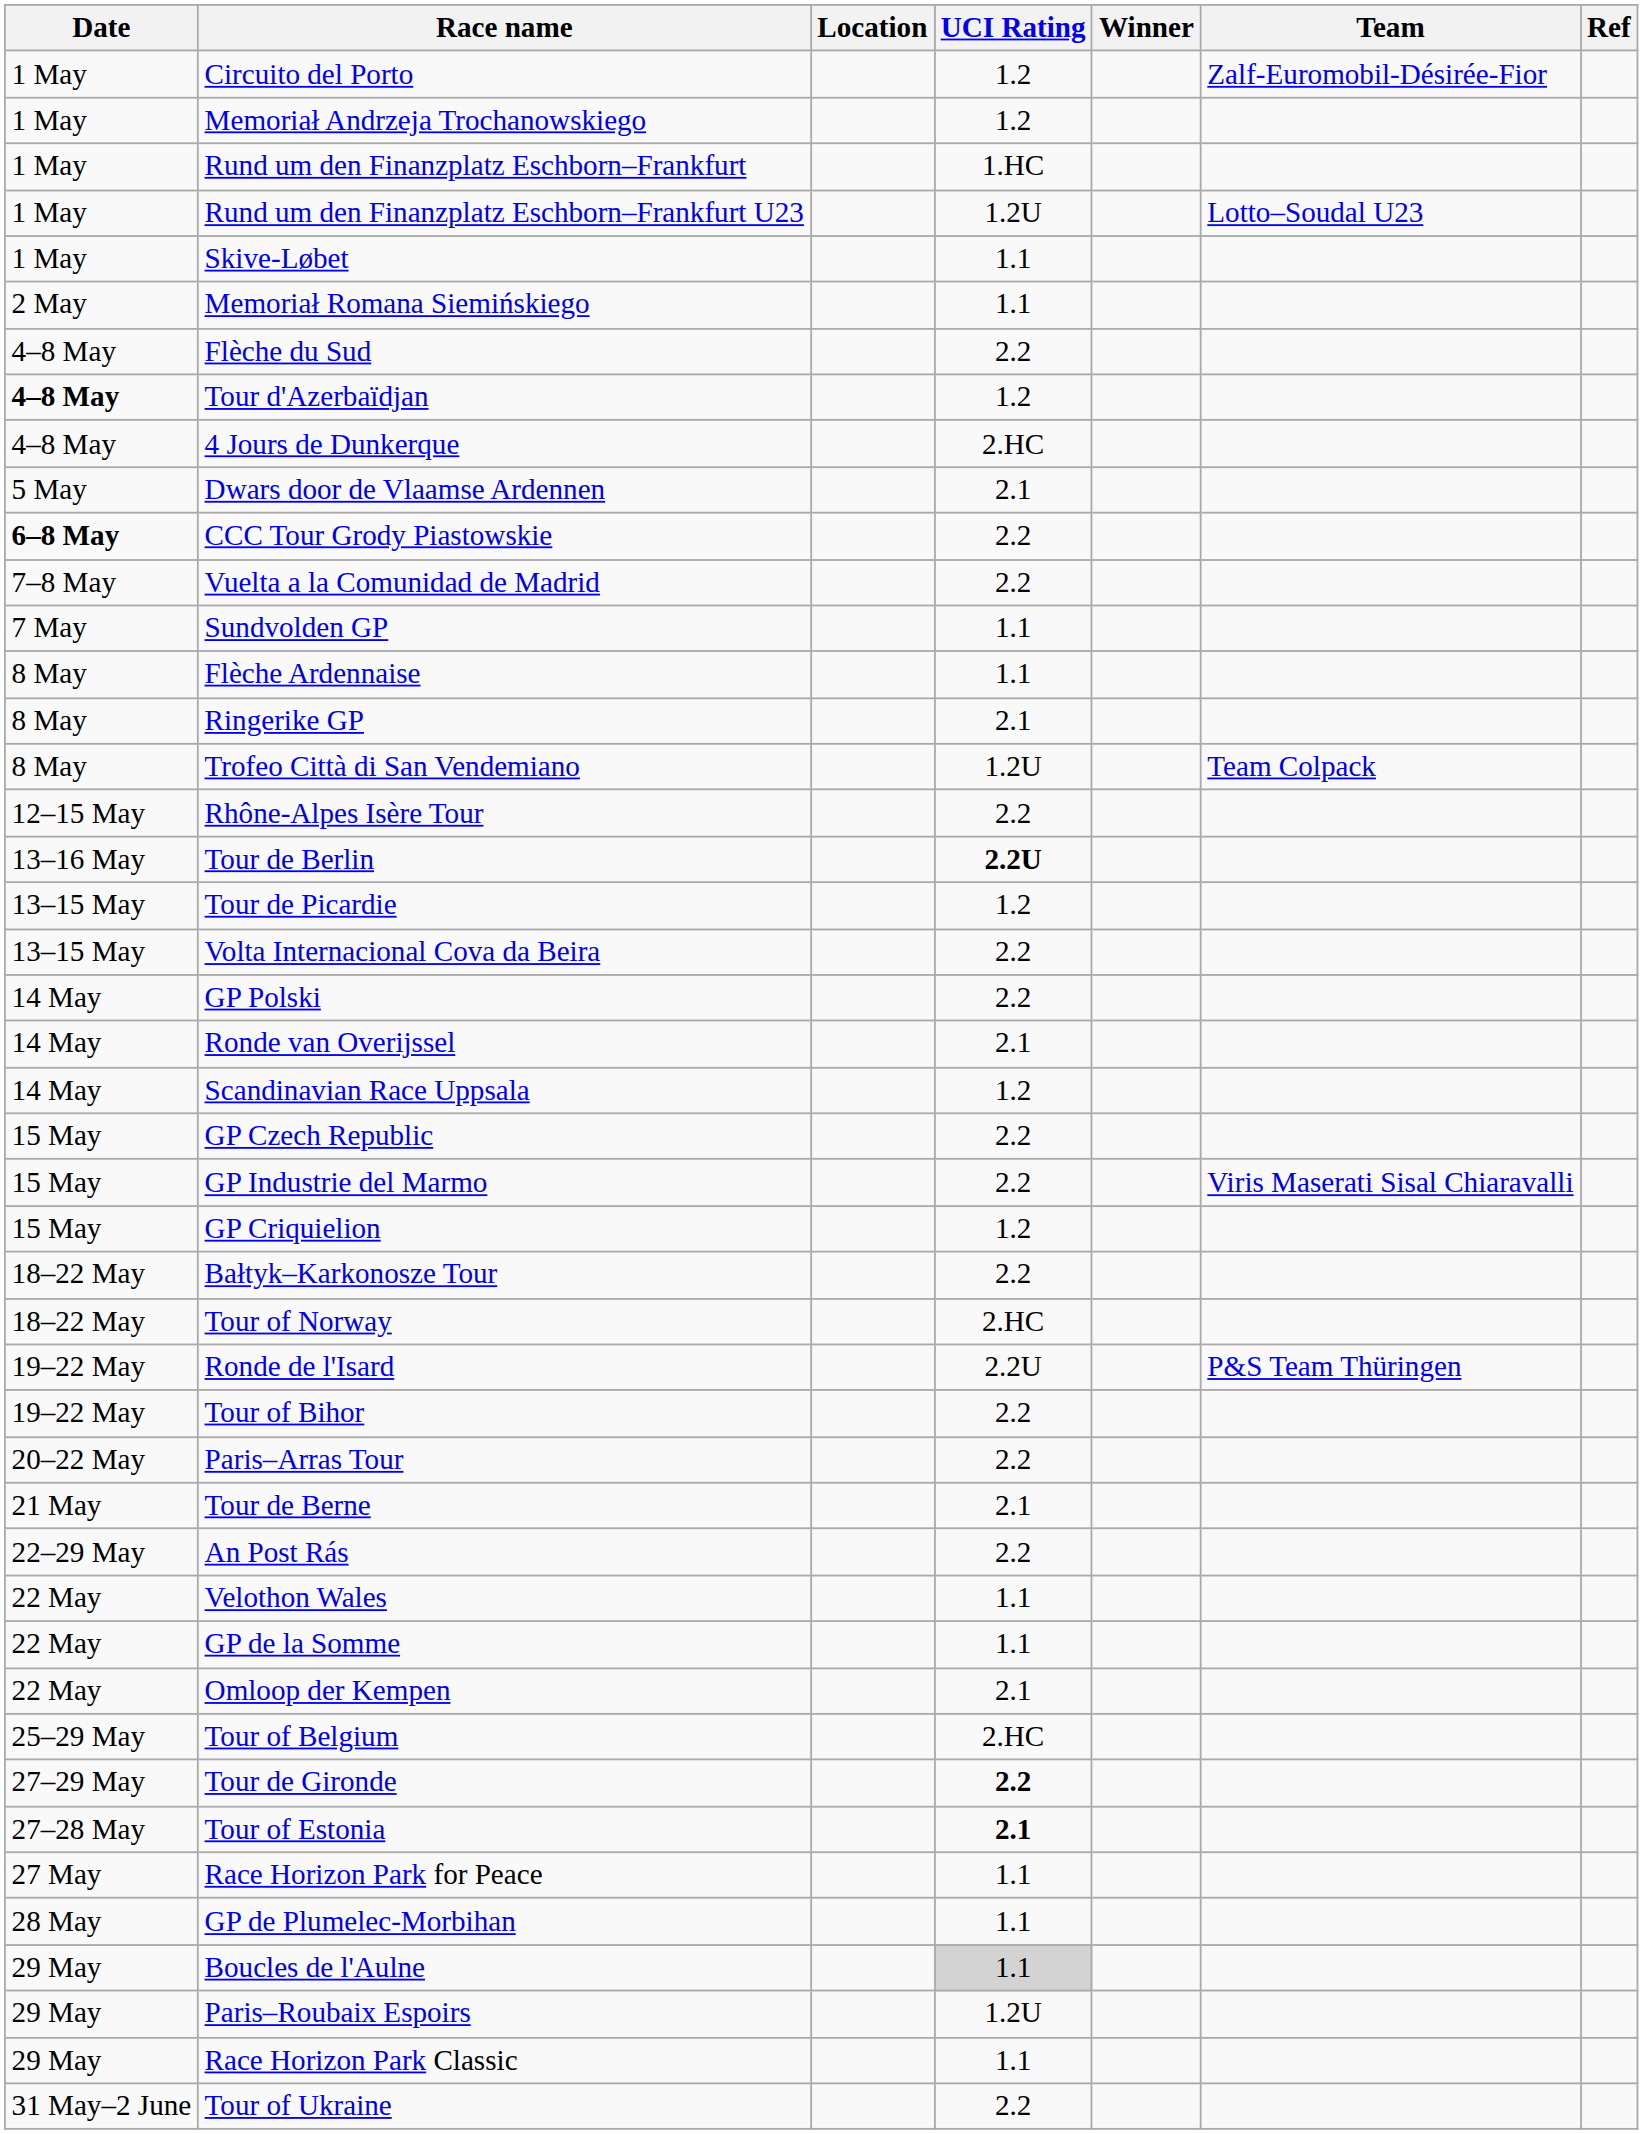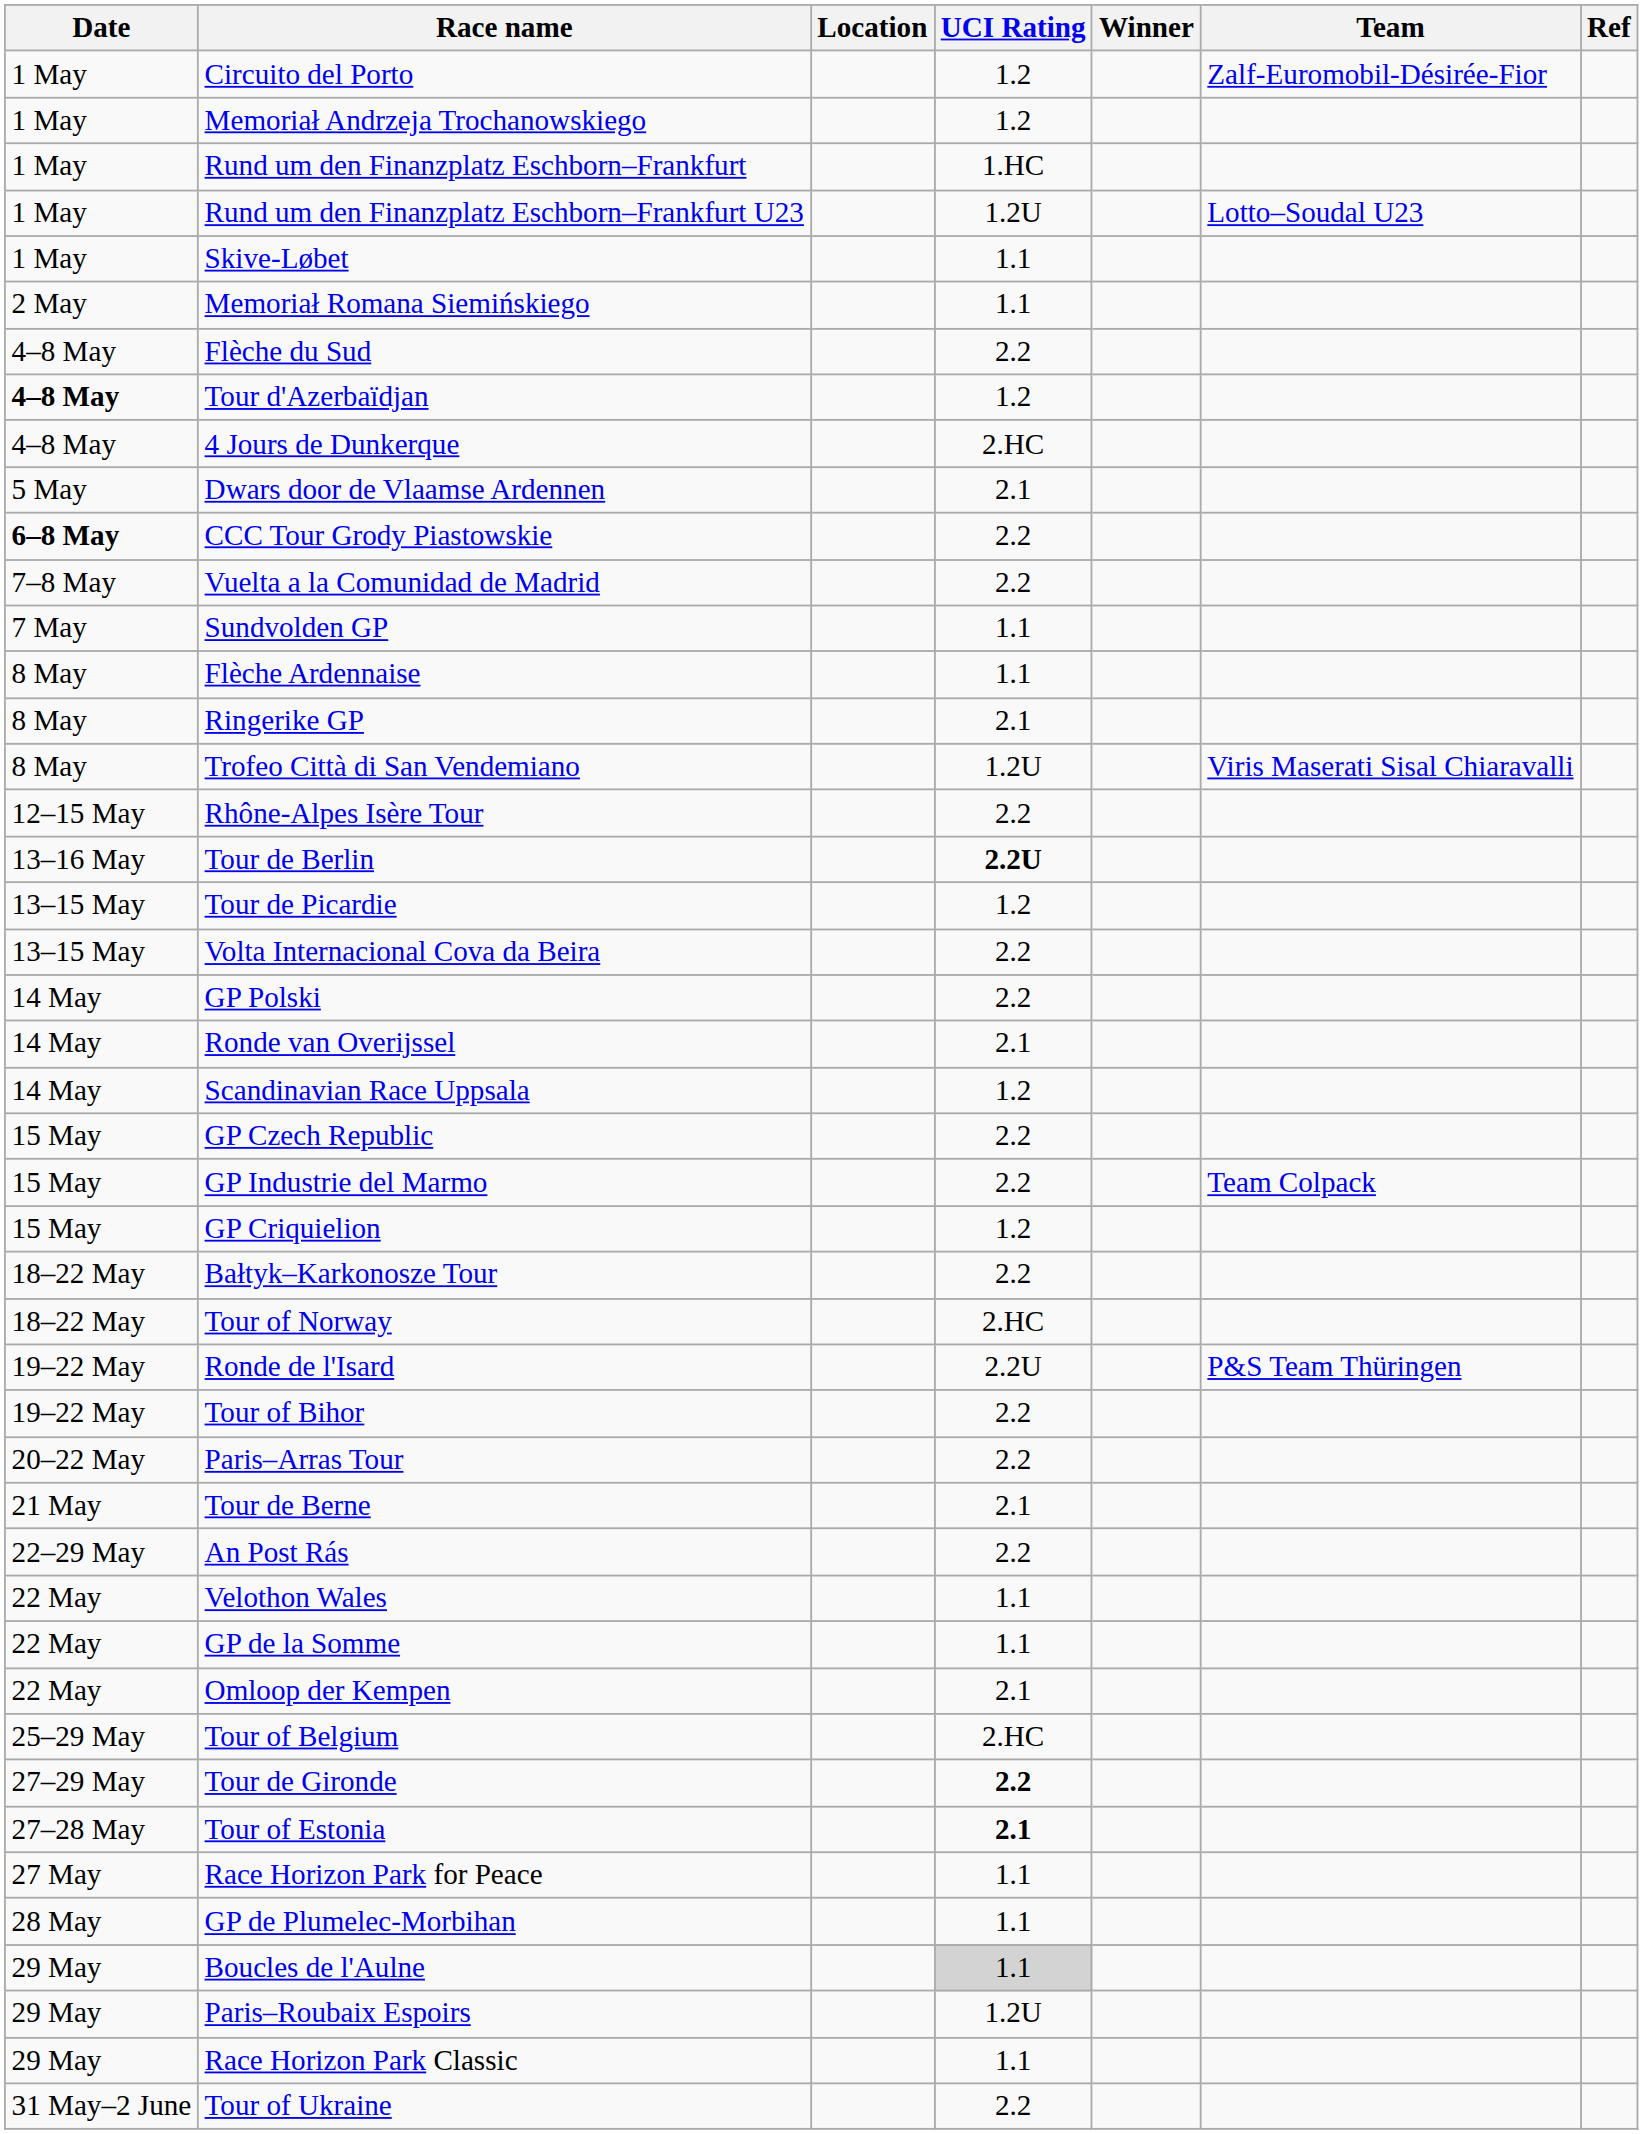(1292, 766) Team Colpack -> (1390, 766) Viris Maserati Sisal Chiaravalli
(1390, 1182) Viris Maserati Sisal Chiaravalli -> (1292, 1182) Team Colpack
